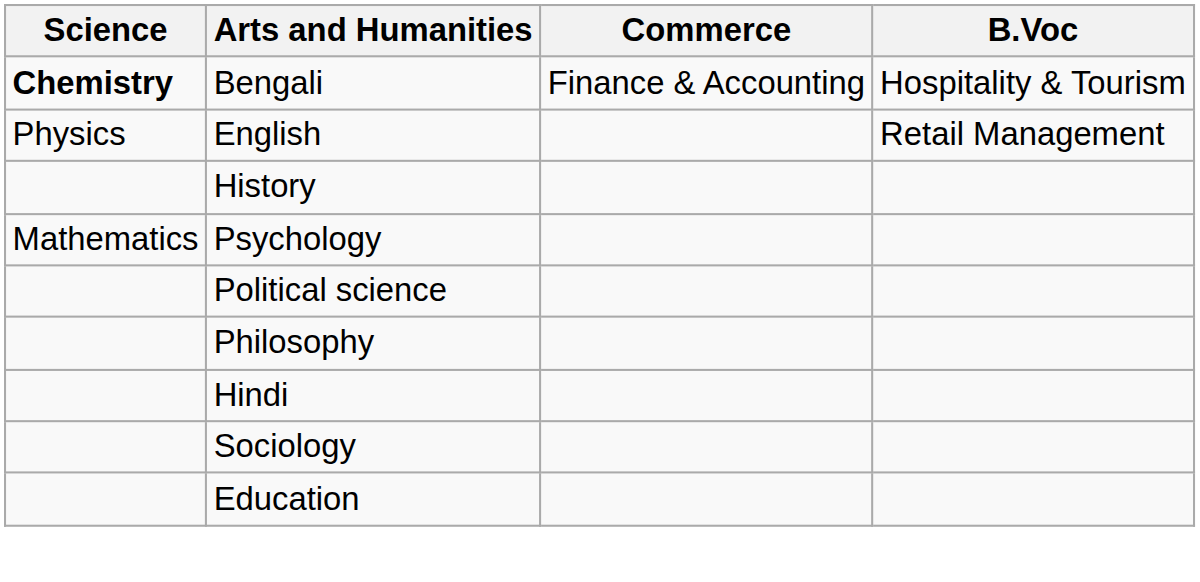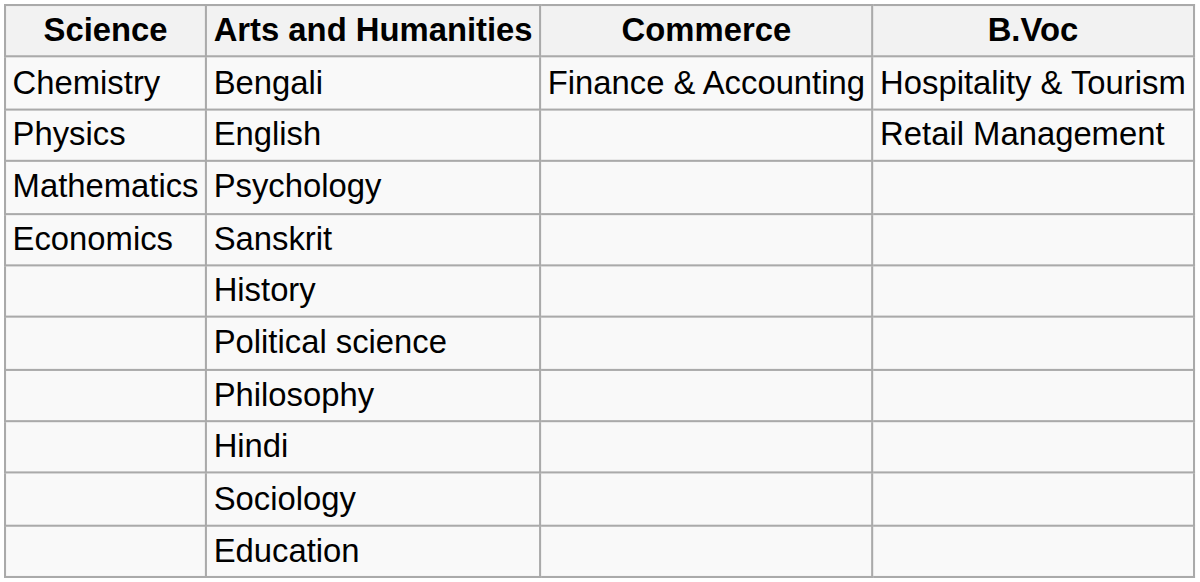(93, 82) bold -> (86, 82) normal
rows swapped: (298, 238) <-> (265, 186)
+ row: (273, 238)
